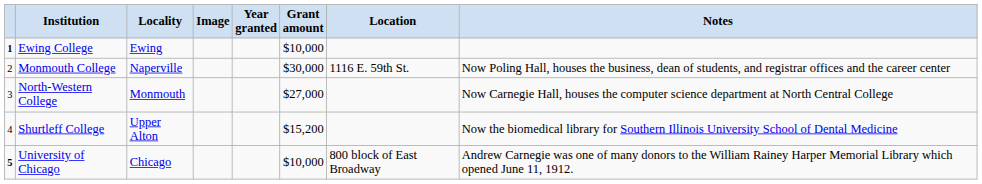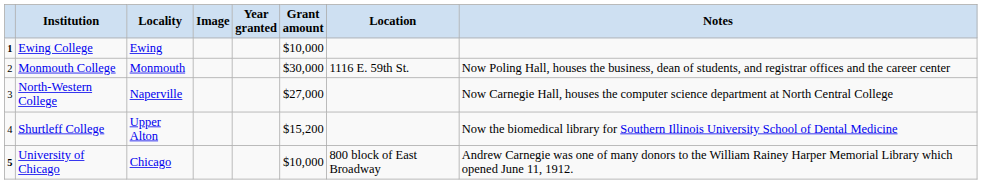(156, 68) Naperville -> (157, 68) Monmouth
(157, 94) Monmouth -> (156, 94) Naperville
